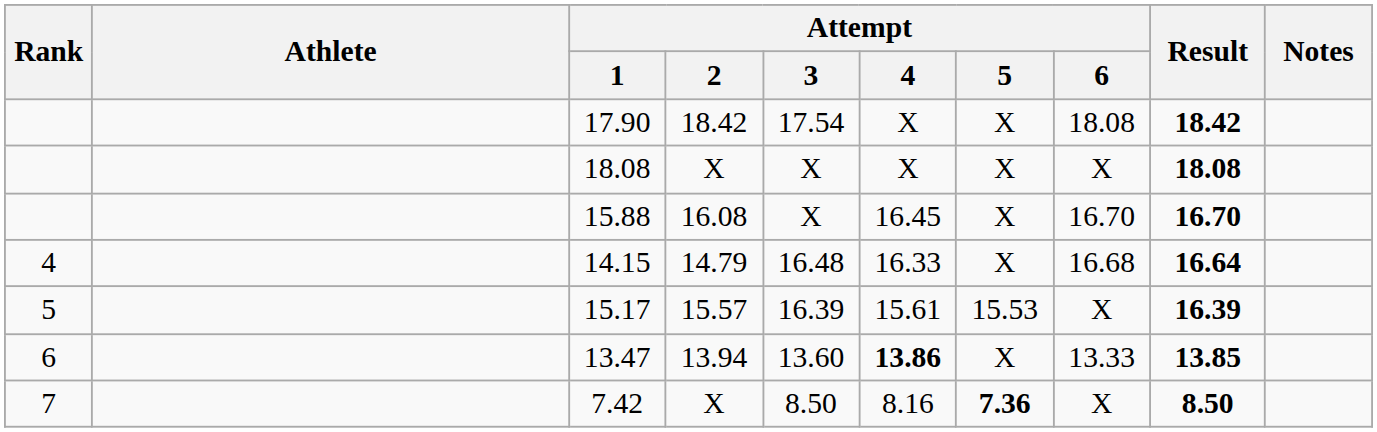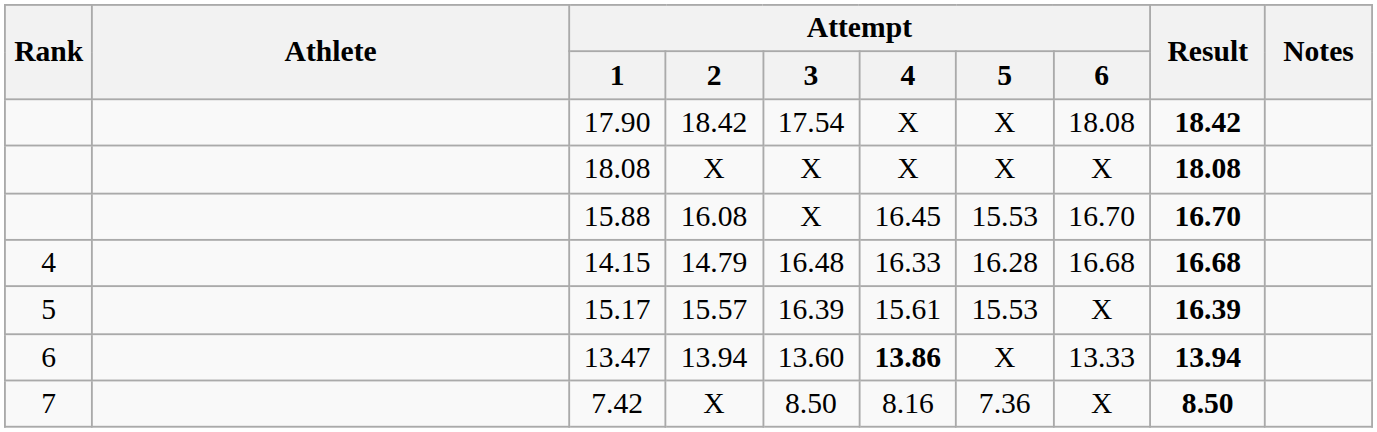(1005, 215) X -> (1005, 215) 15.53
(1005, 262) X -> (1005, 262) 16.28
(1208, 262) 16.64 -> (1208, 262) 16.68
(1208, 356) 13.85 -> (1208, 356) 13.94
(1005, 403) bold -> (1005, 403) normal
